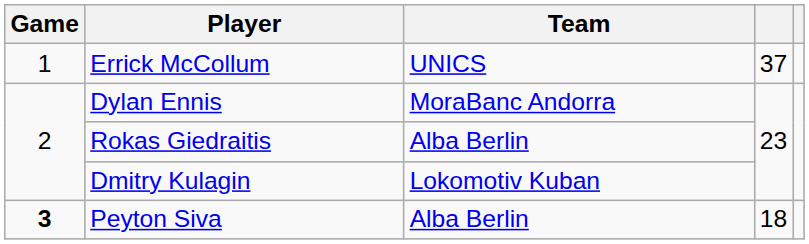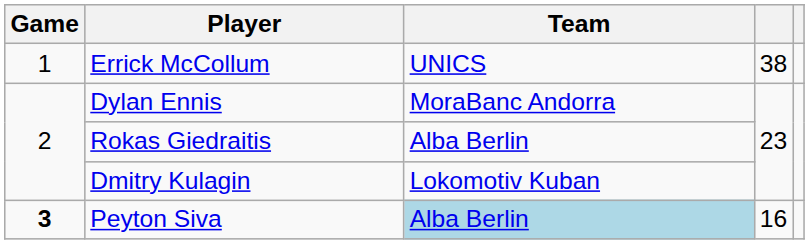(774, 63) 37 -> (774, 63) 38
(469, 219) no background -> (469, 219) lightblue background
(774, 219) 18 -> (774, 219) 16
